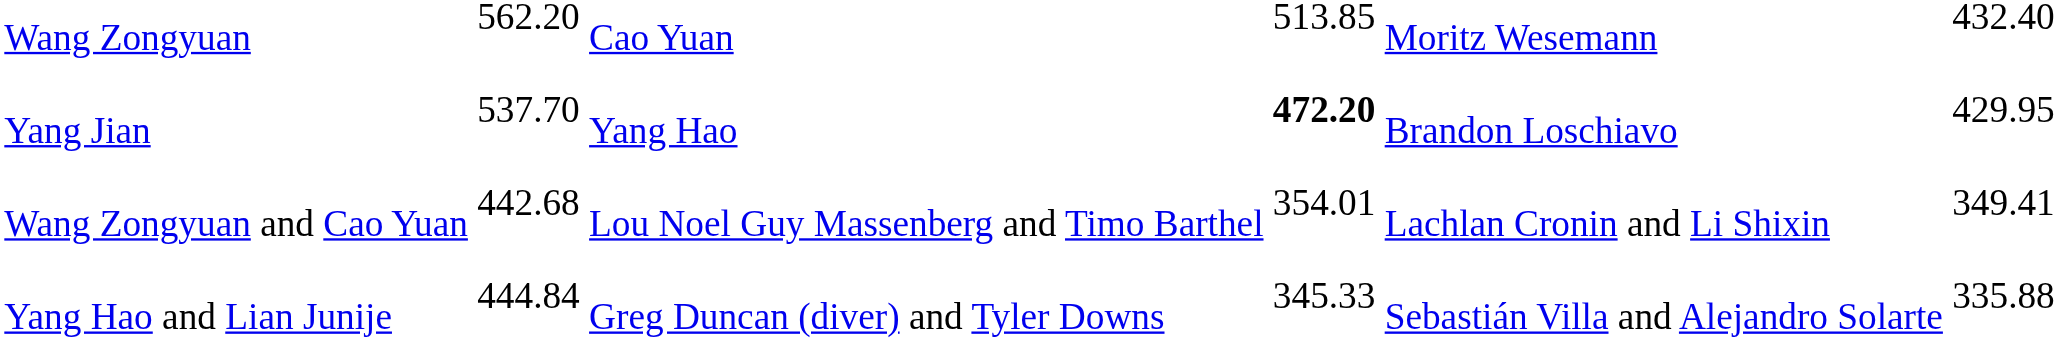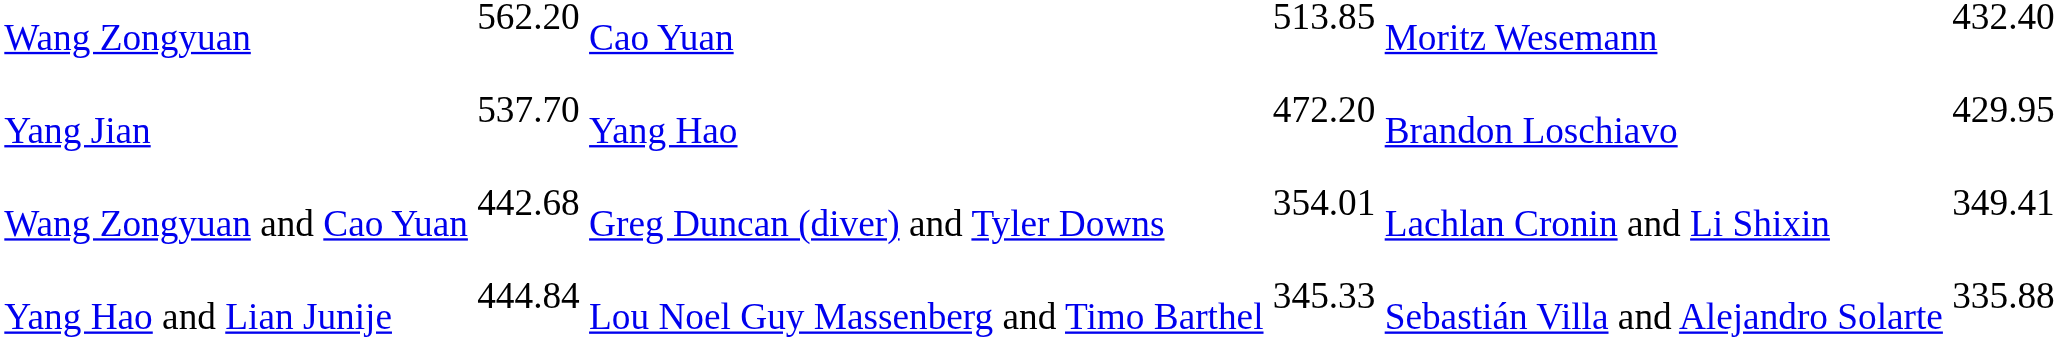(1324, 109) bold -> (1324, 109) normal
(926, 223) Lou Noel Guy Massenberg and Timo Barthel -> (877, 223) Greg Duncan (diver) and Tyler Downs
(877, 316) Greg Duncan (diver) and Tyler Downs -> (926, 316) Lou Noel Guy Massenberg and Timo Barthel
